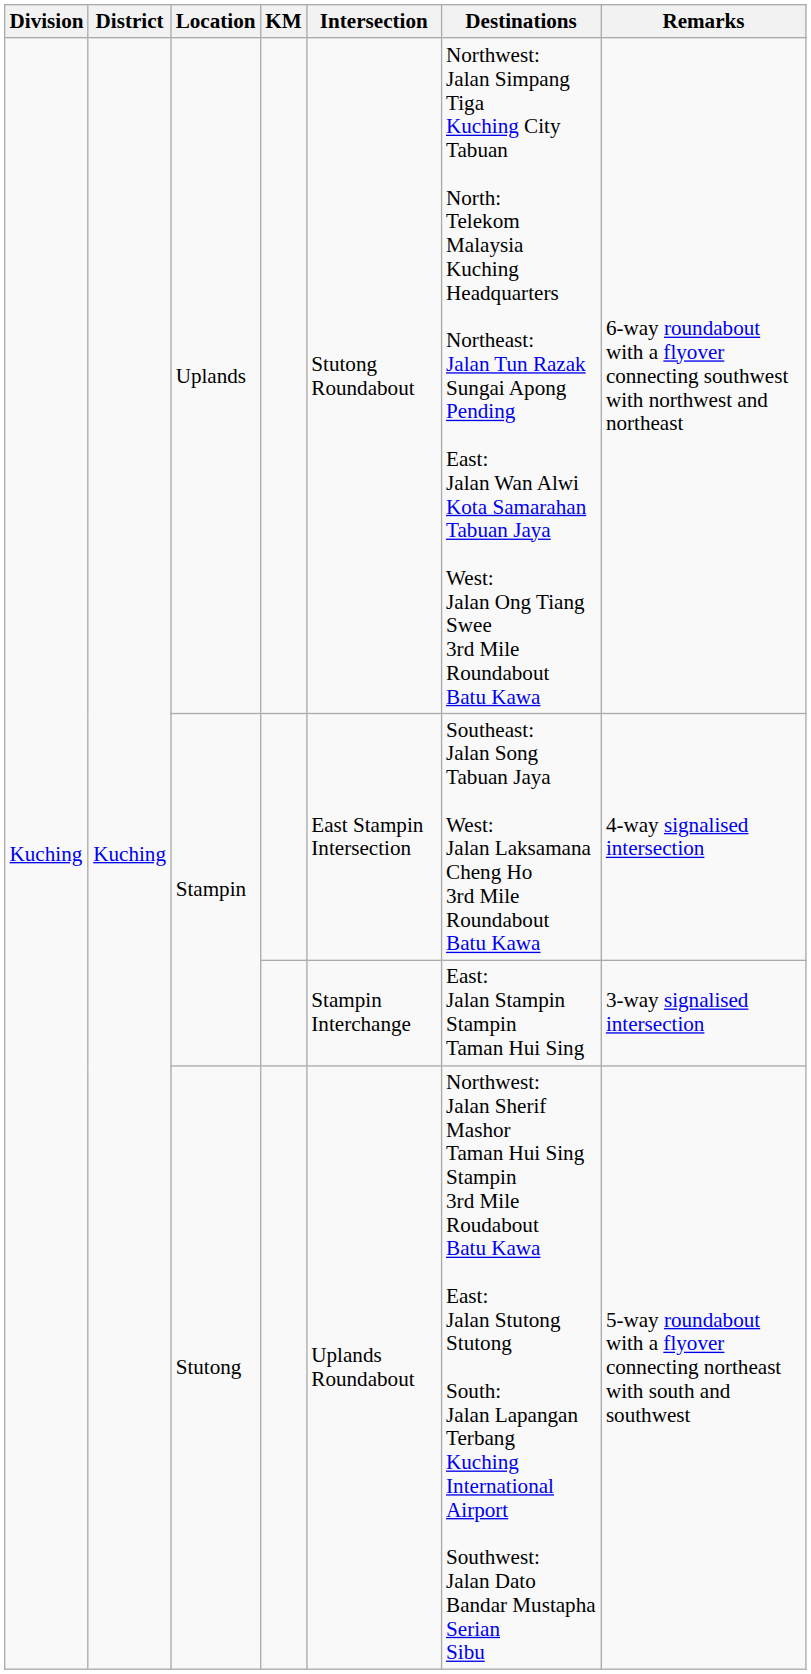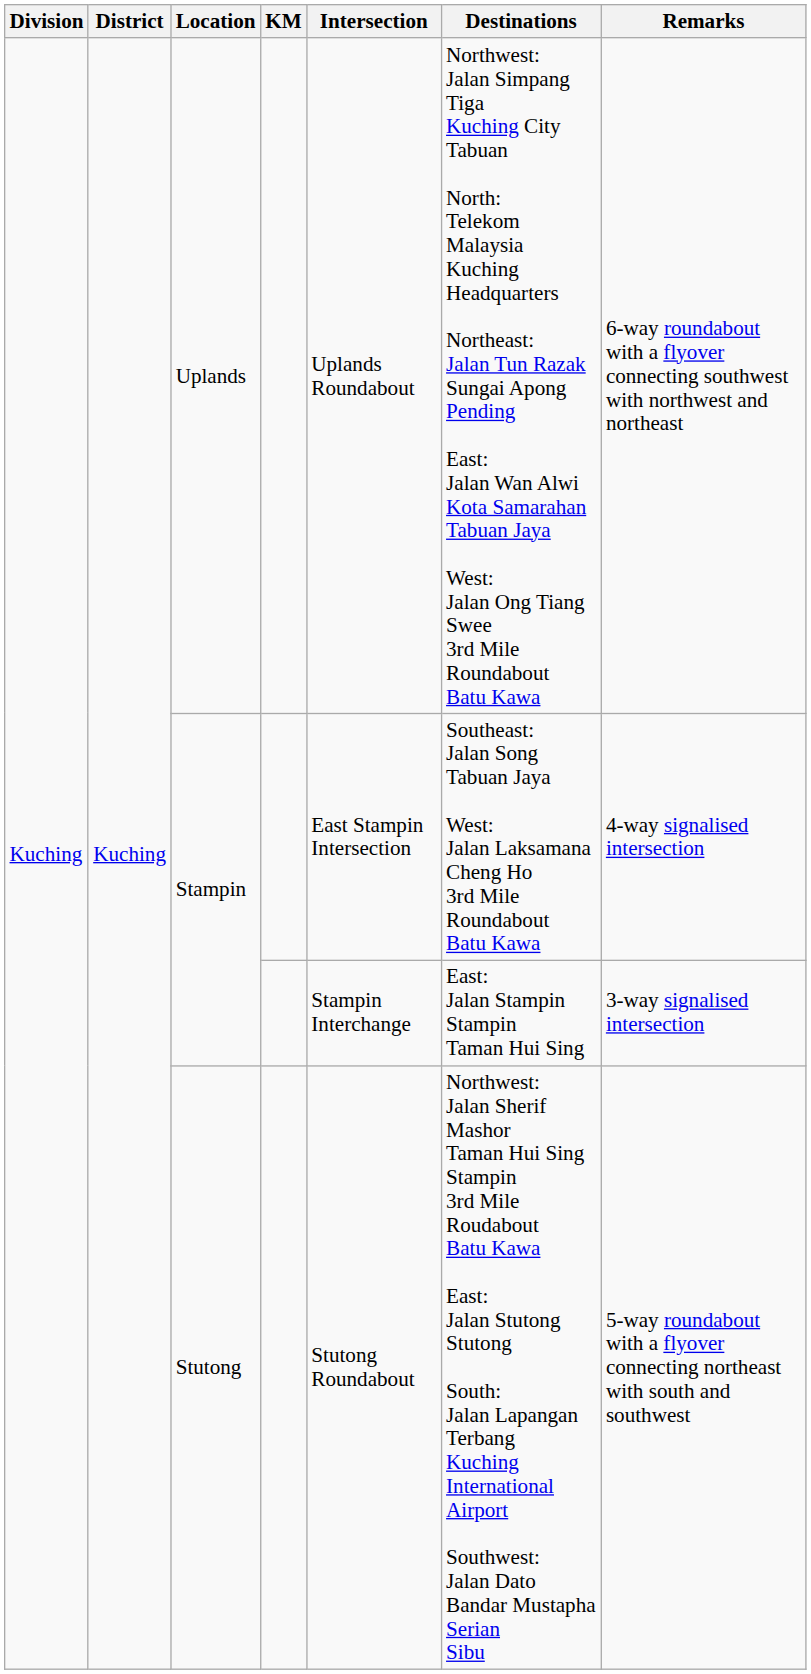(363, 375) Stutong Roundabout -> (363, 375) Uplands Roundabout
(363, 1366) Uplands Roundabout -> (363, 1366) Stutong Roundabout
